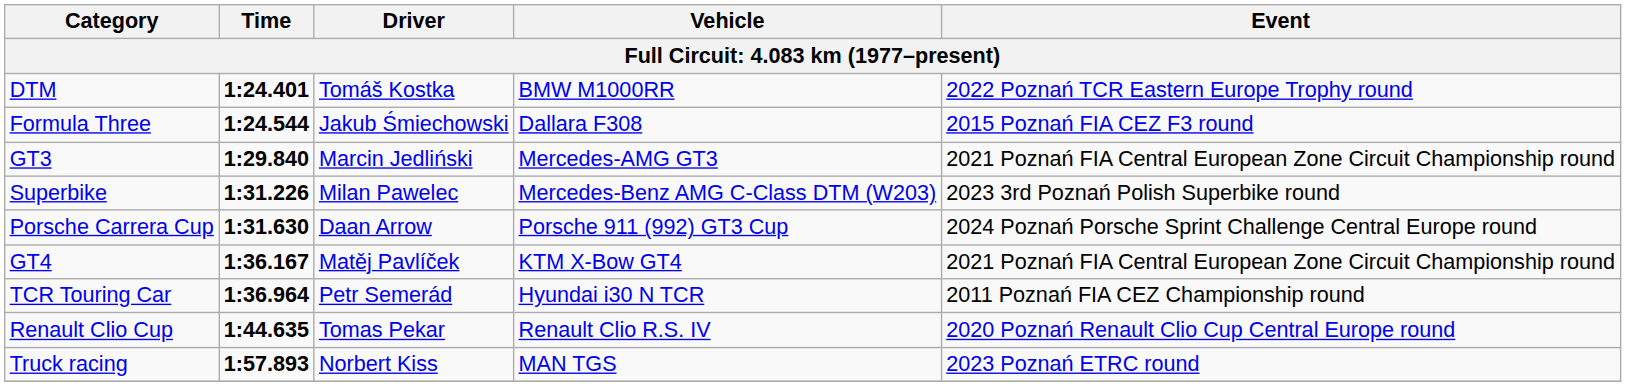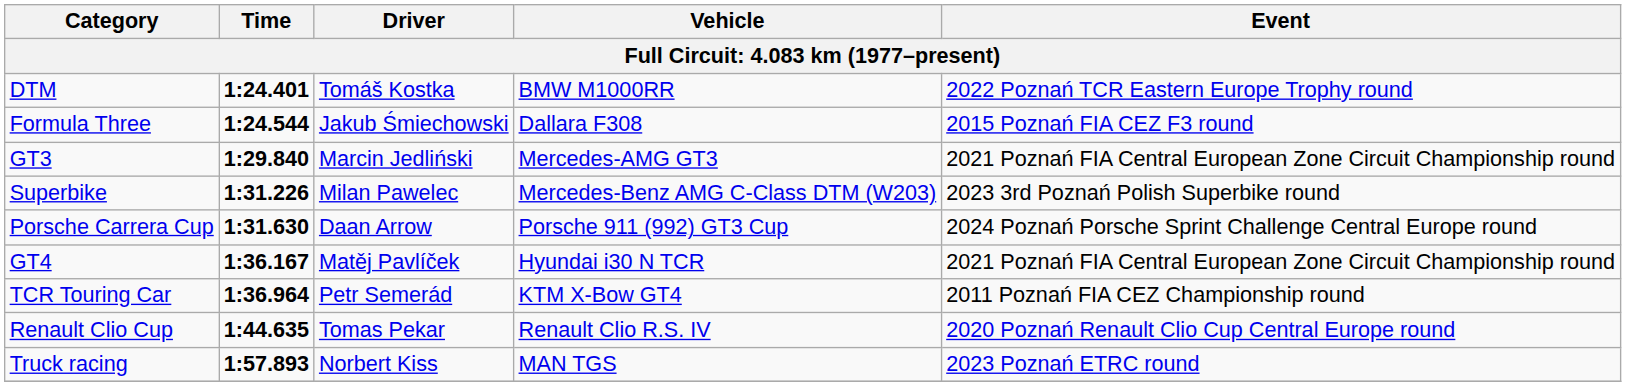(600, 261) KTM X-Bow GT4 -> (611, 261) Hyundai i30 N TCR
(611, 295) Hyundai i30 N TCR -> (600, 295) KTM X-Bow GT4
